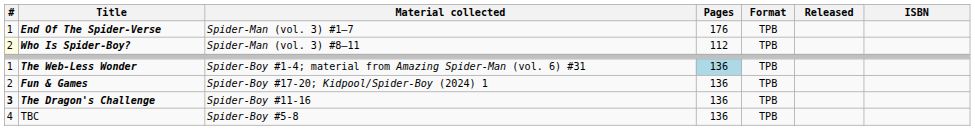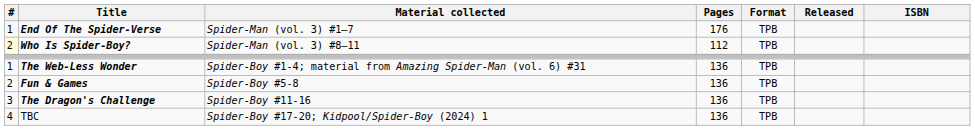(719, 67) lightblue background -> (719, 67) no background
(347, 84) Spider-Boy #17-20; Kidpool/Spider-Boy (2024) 1 -> (253, 84) Spider-Boy #5-8
(10, 100) bold -> (10, 100) normal
(253, 117) Spider-Boy #5-8 -> (347, 117) Spider-Boy #17-20; Kidpool/Spider-Boy (2024) 1
